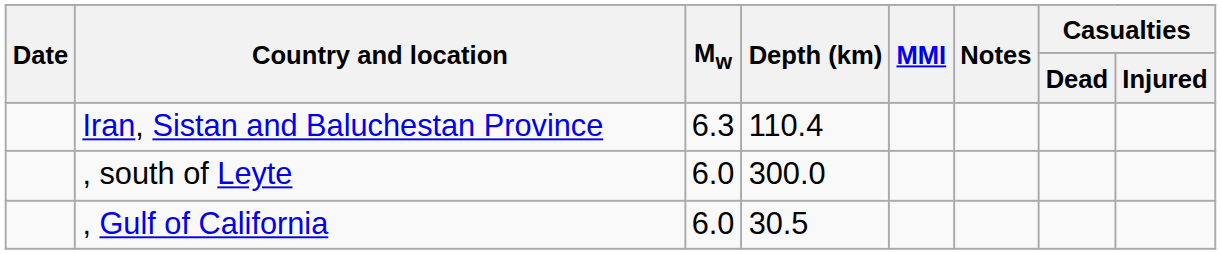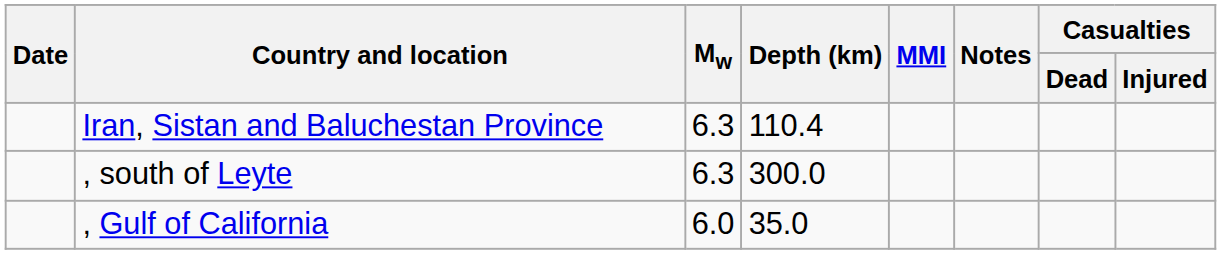(713, 175) 6.0 -> (713, 175) 6.3
(779, 223) 30.5 -> (779, 223) 35.0
